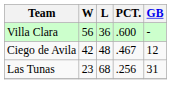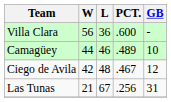+ row: (32, 50)
(87, 69) 23 -> (87, 87) 21
(105, 69) 68 -> (105, 87) 67
